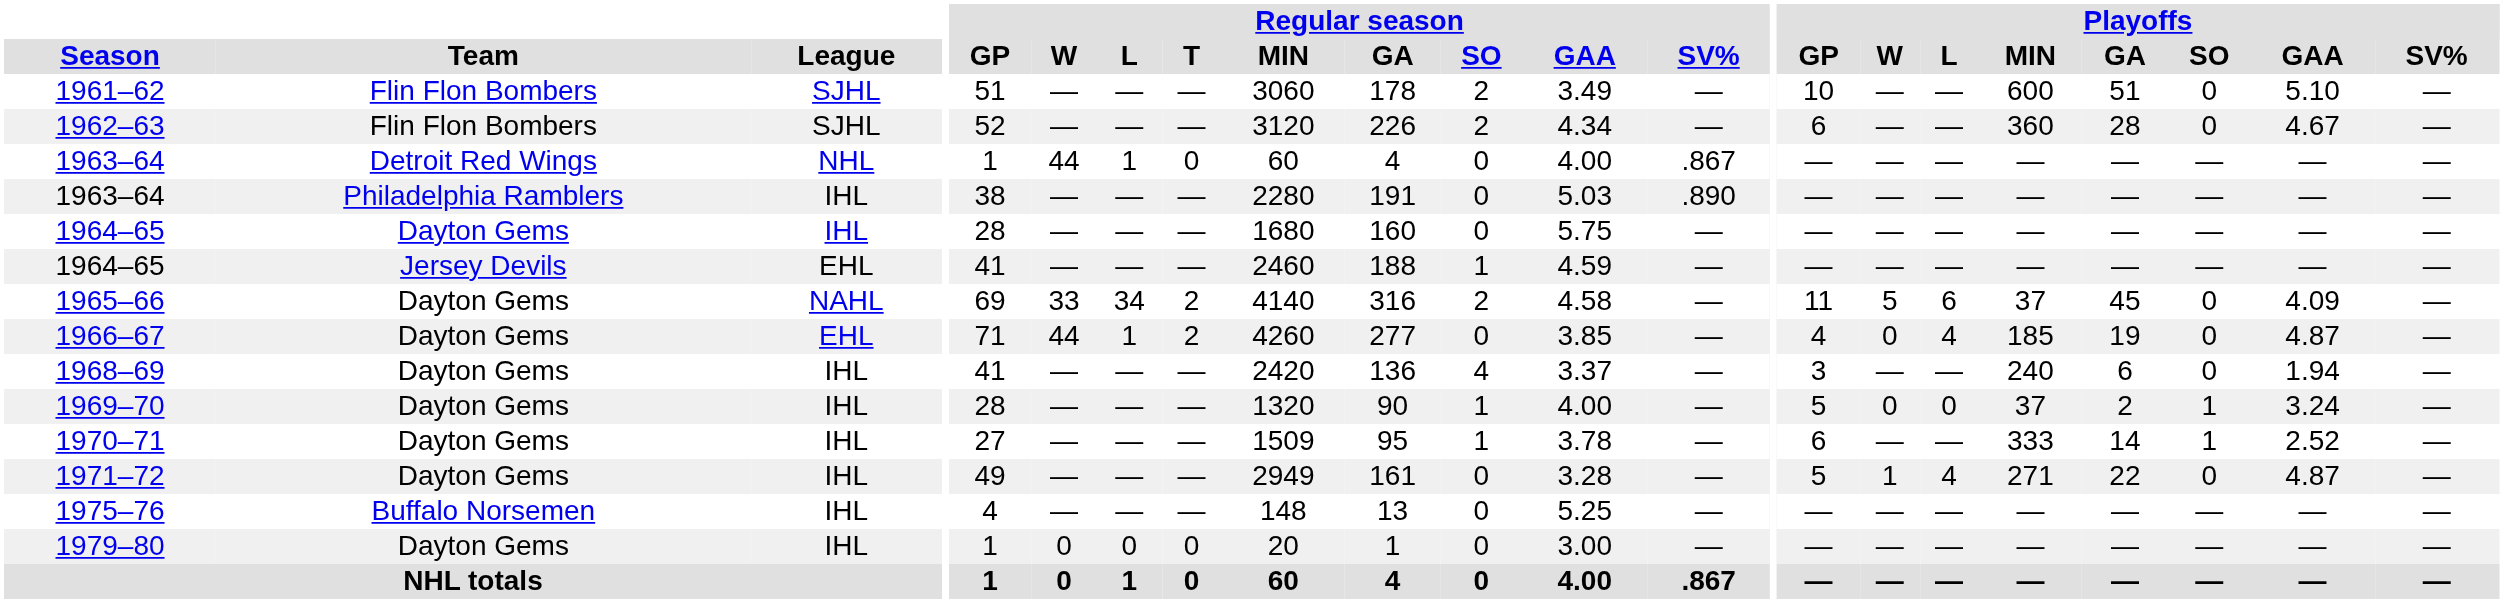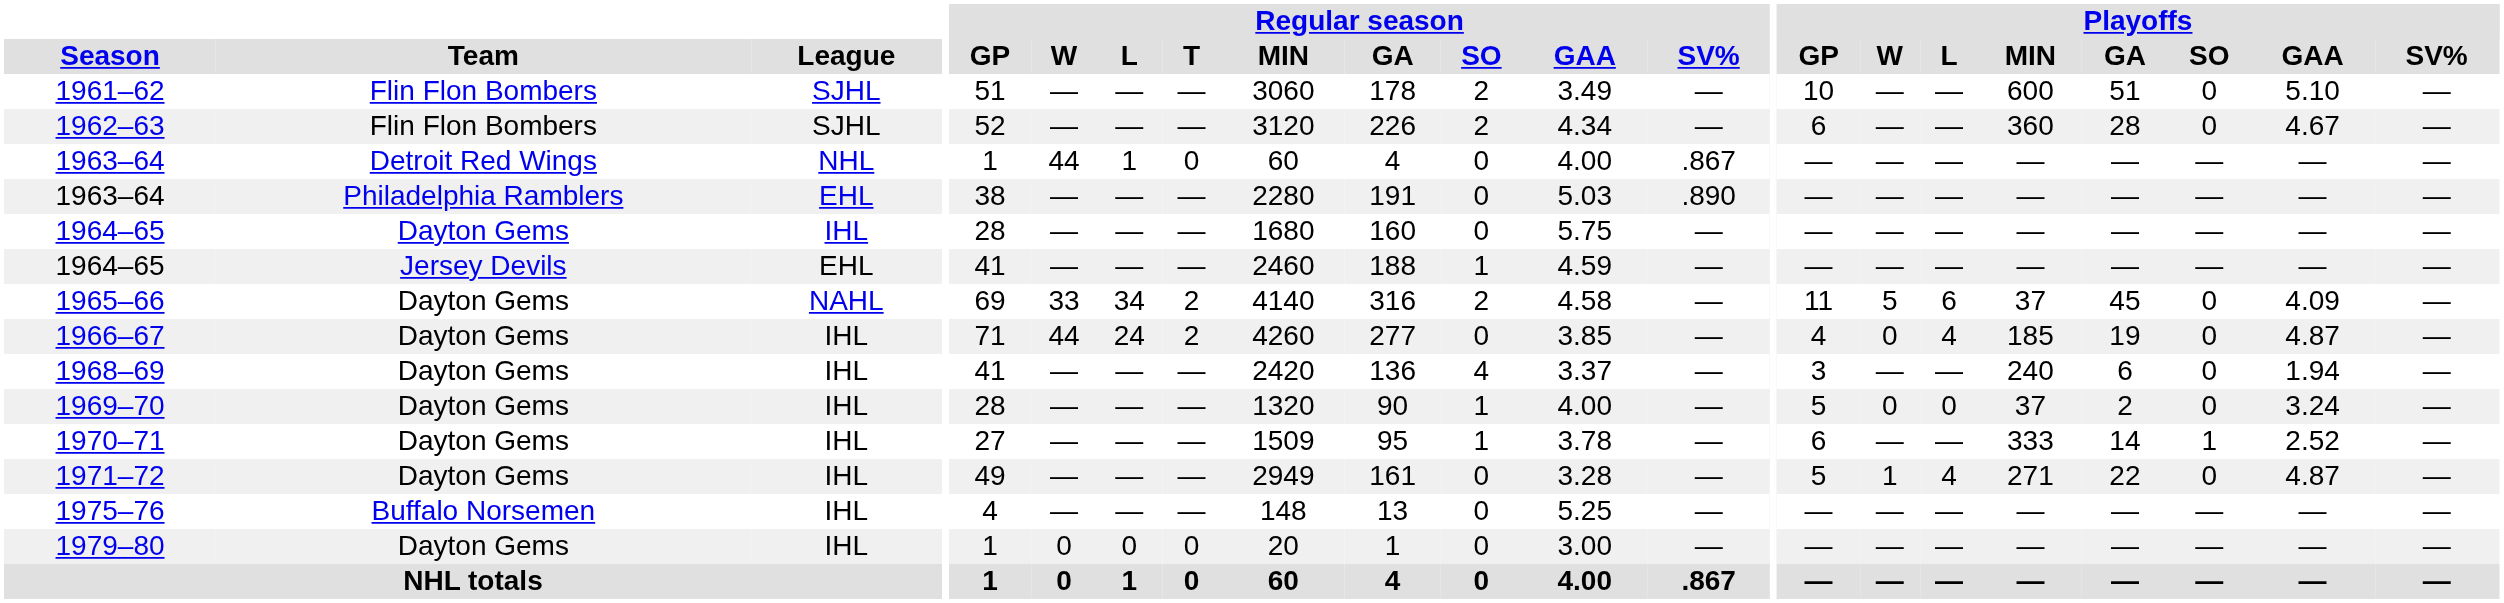(846, 196) IHL -> (846, 196) EHL
(846, 336) EHL -> (846, 336) IHL
(1129, 336) 1 -> (1129, 336) 24
(2209, 406) 1 -> (2209, 406) 0
